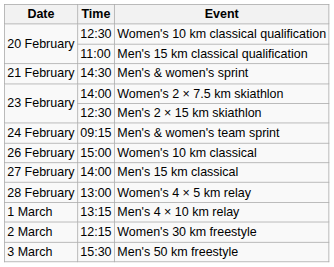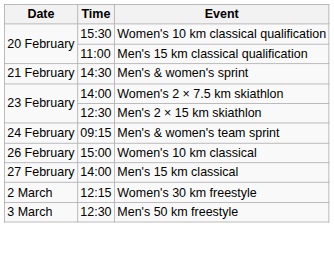(96, 34) 12:30 -> (96, 34) 15:30
- row: (184, 192)
- row: (178, 212)
(96, 251) 15:30 -> (96, 212) 12:30
